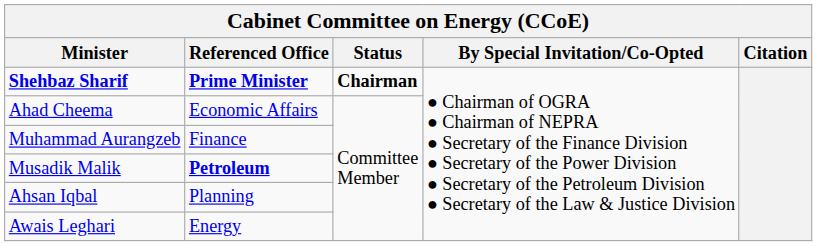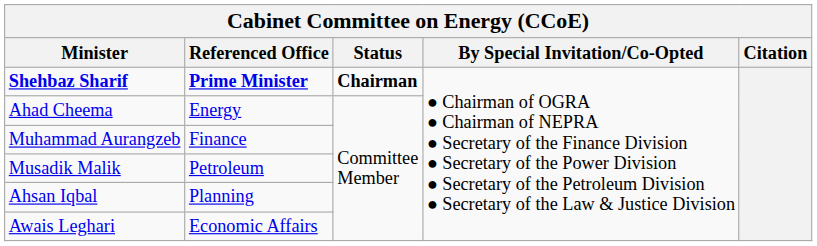(253, 110) Economic Affairs -> (215, 110) Energy
(229, 168) bold -> (226, 168) normal
(215, 226) Energy -> (253, 226) Economic Affairs
